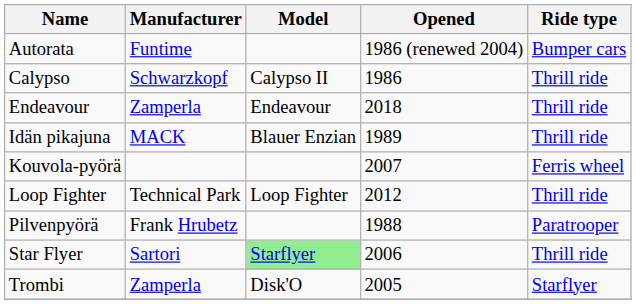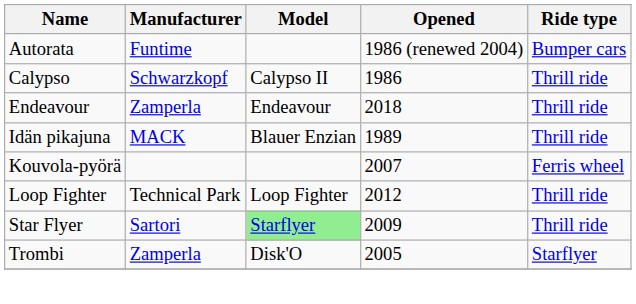- row: (54, 225)
(383, 254) 2006 -> (383, 225) 2009
